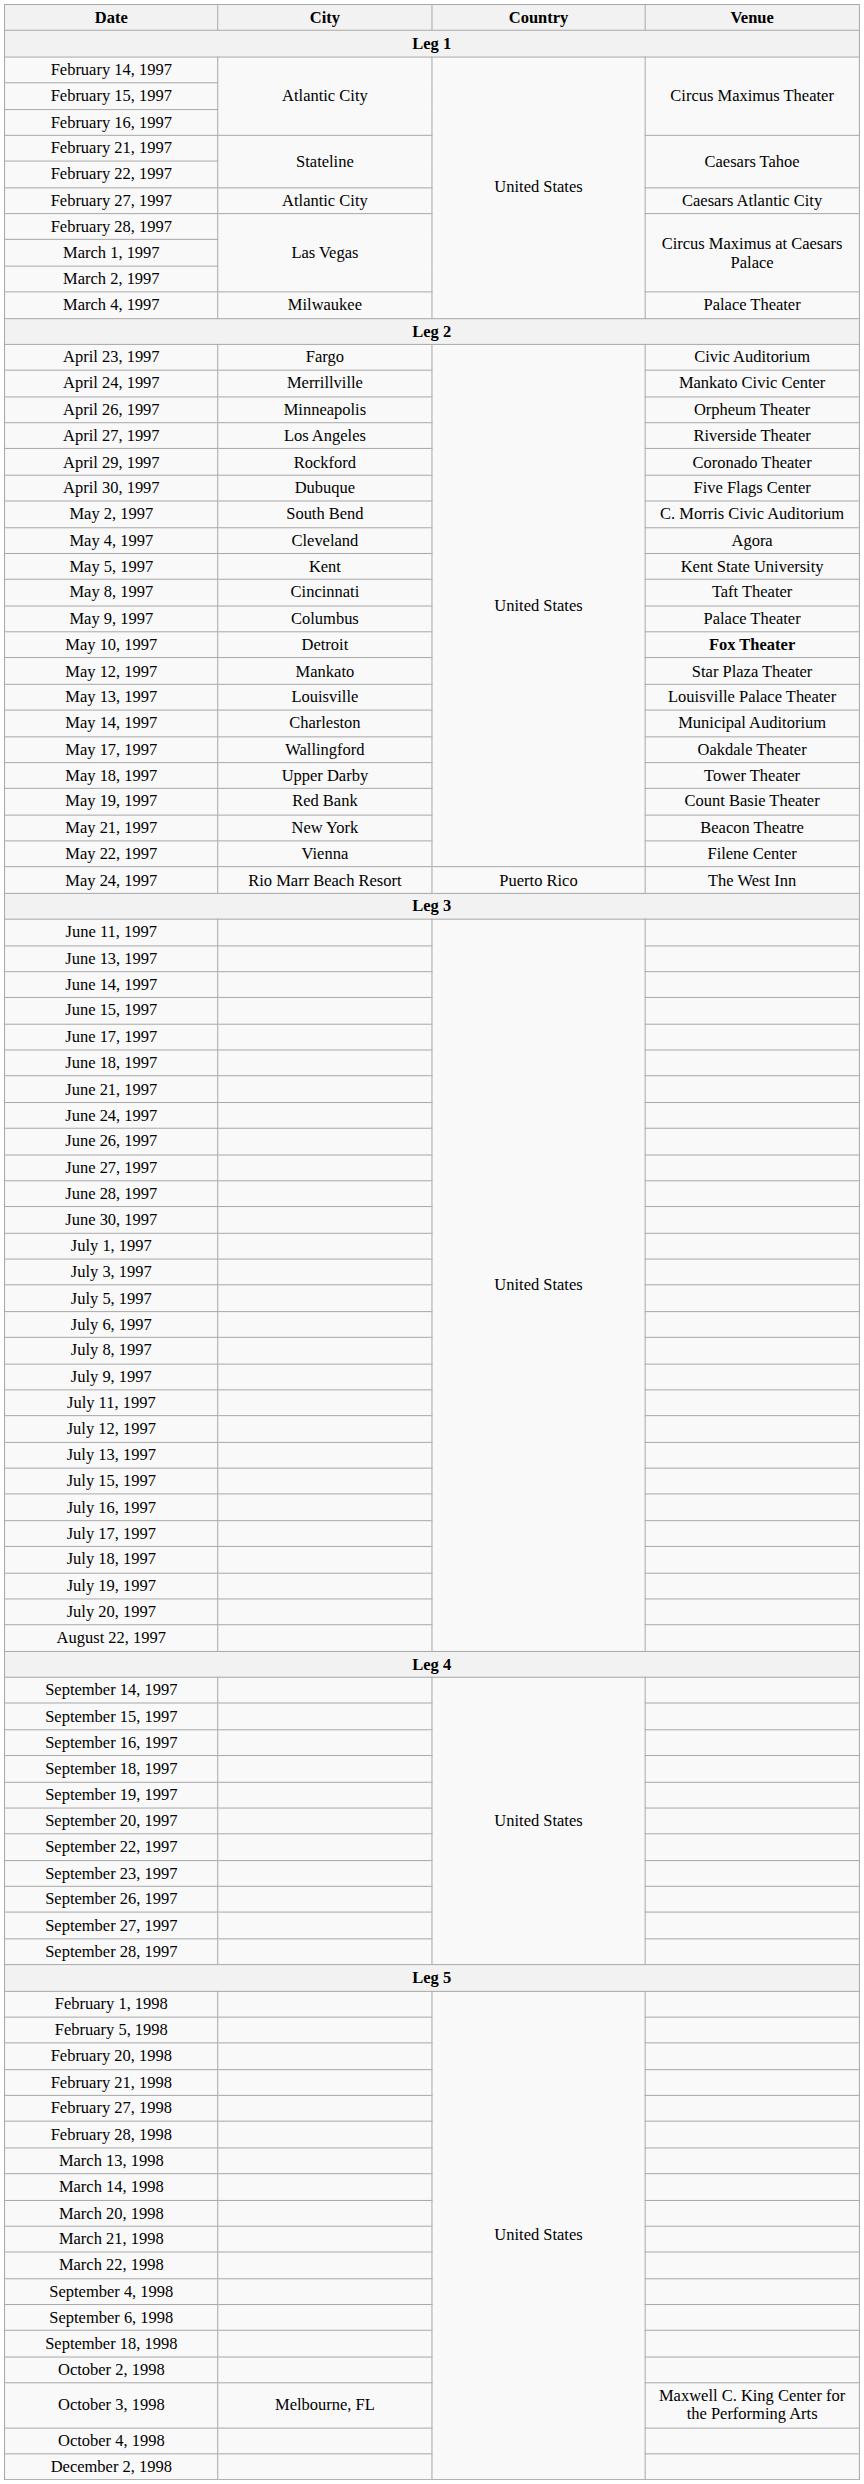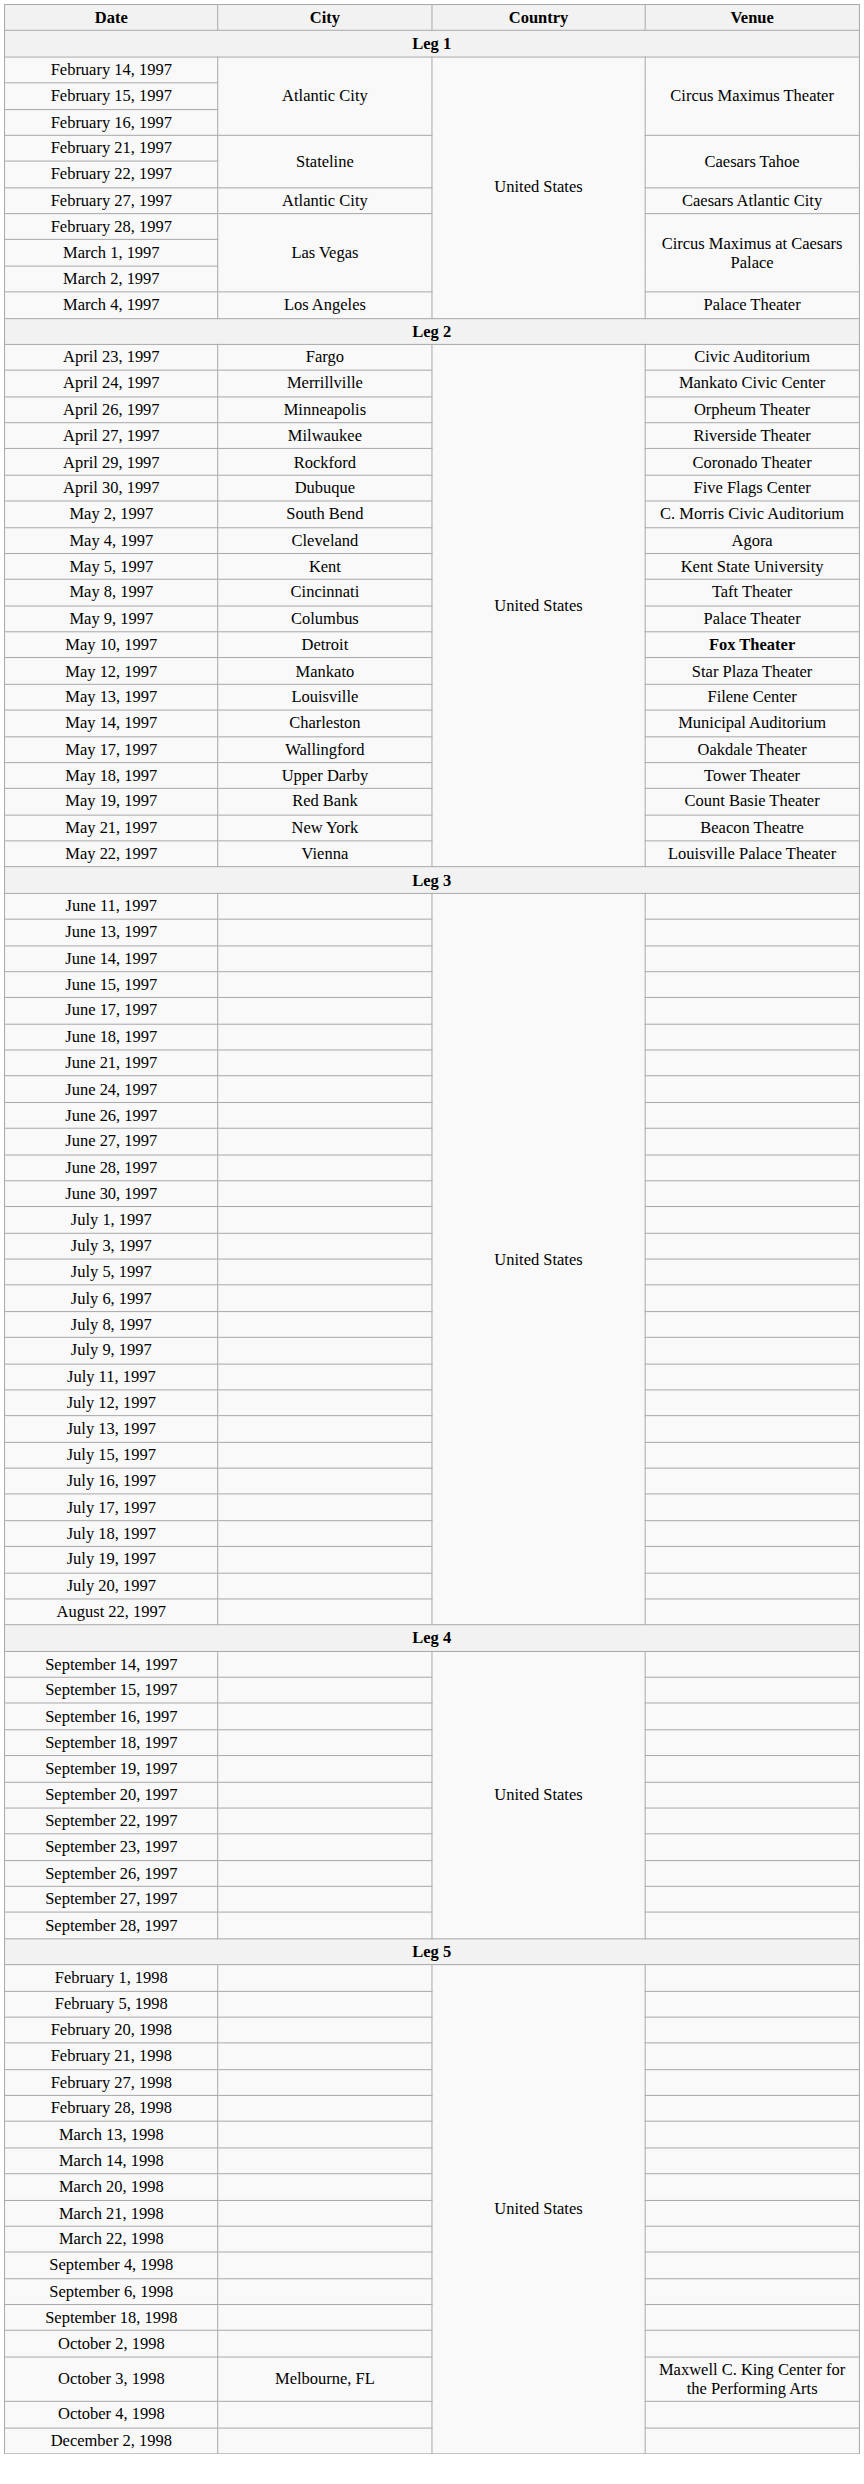(325, 305) Milwaukee -> (325, 305) Los Angeles
(325, 435) Los Angeles -> (325, 435) Milwaukee
(752, 697) Louisville Palace Theater -> (752, 697) Filene Center
(752, 853) Filene Center -> (752, 853) Louisville Palace Theater
- row: (111, 880)
